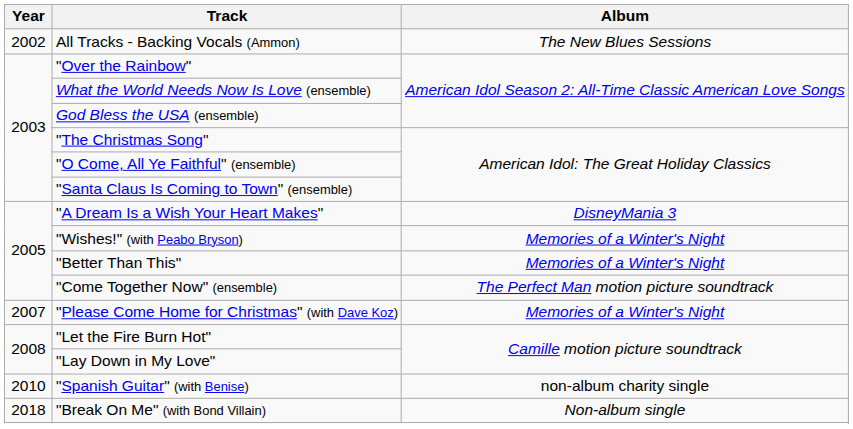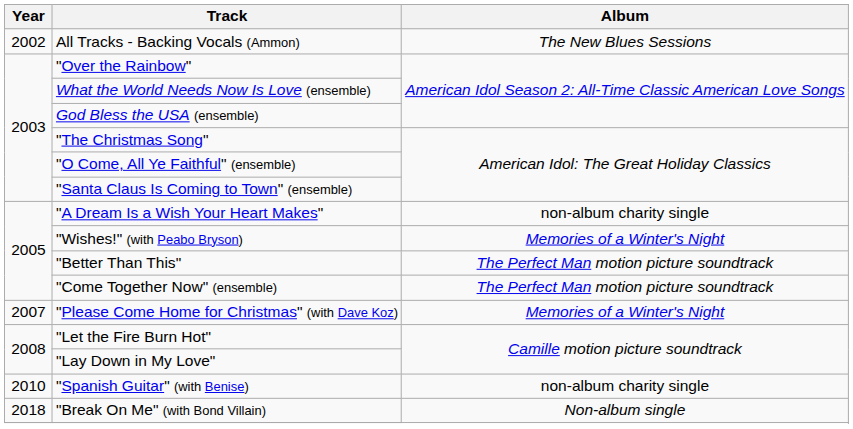(625, 213) DisneyMania 3 -> (625, 213) non-album charity single
(625, 262) Memories of a Winter's Night -> (625, 262) The Perfect Man motion picture soundtrack
